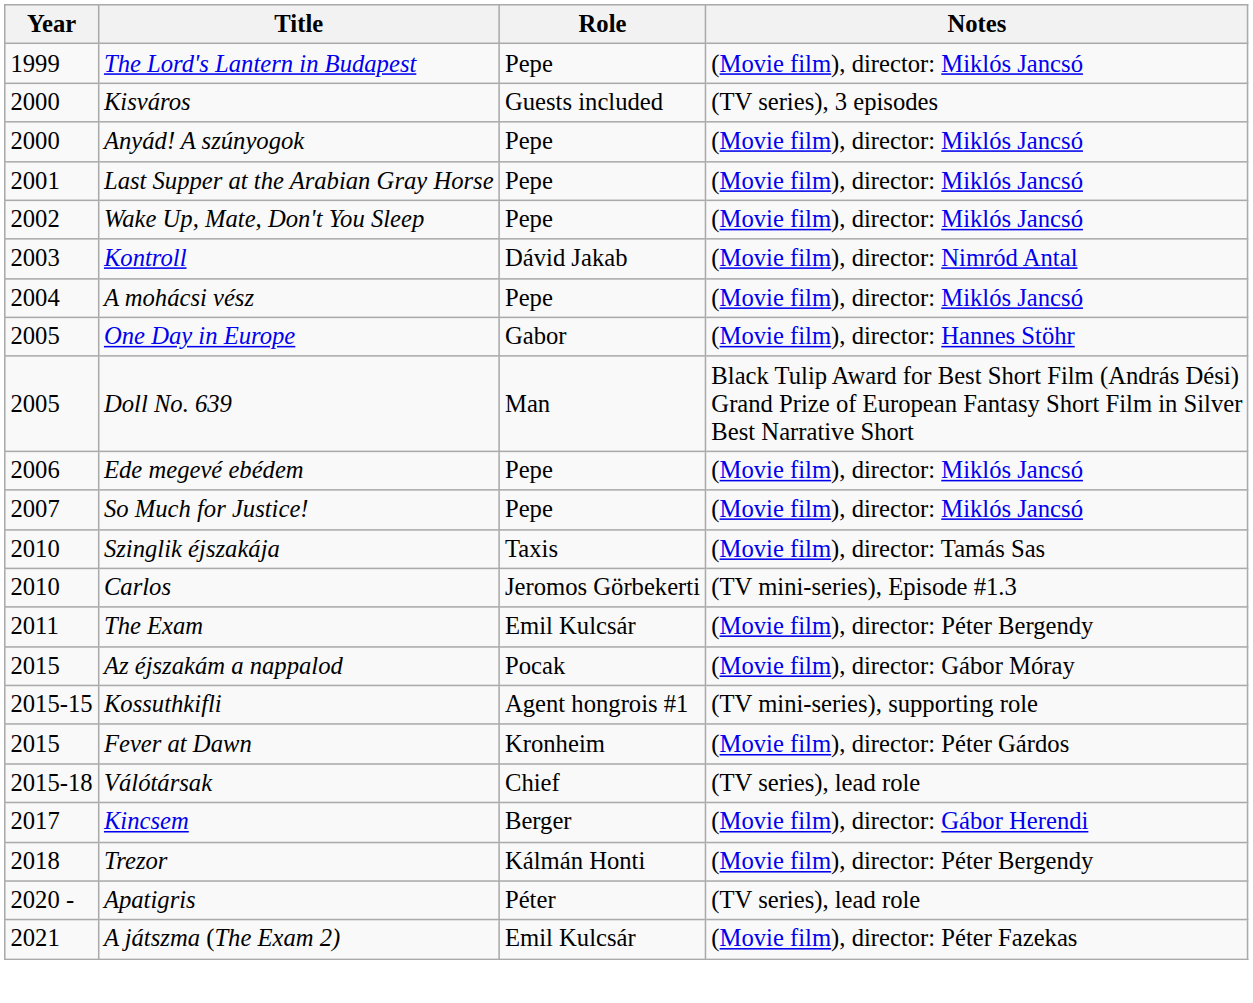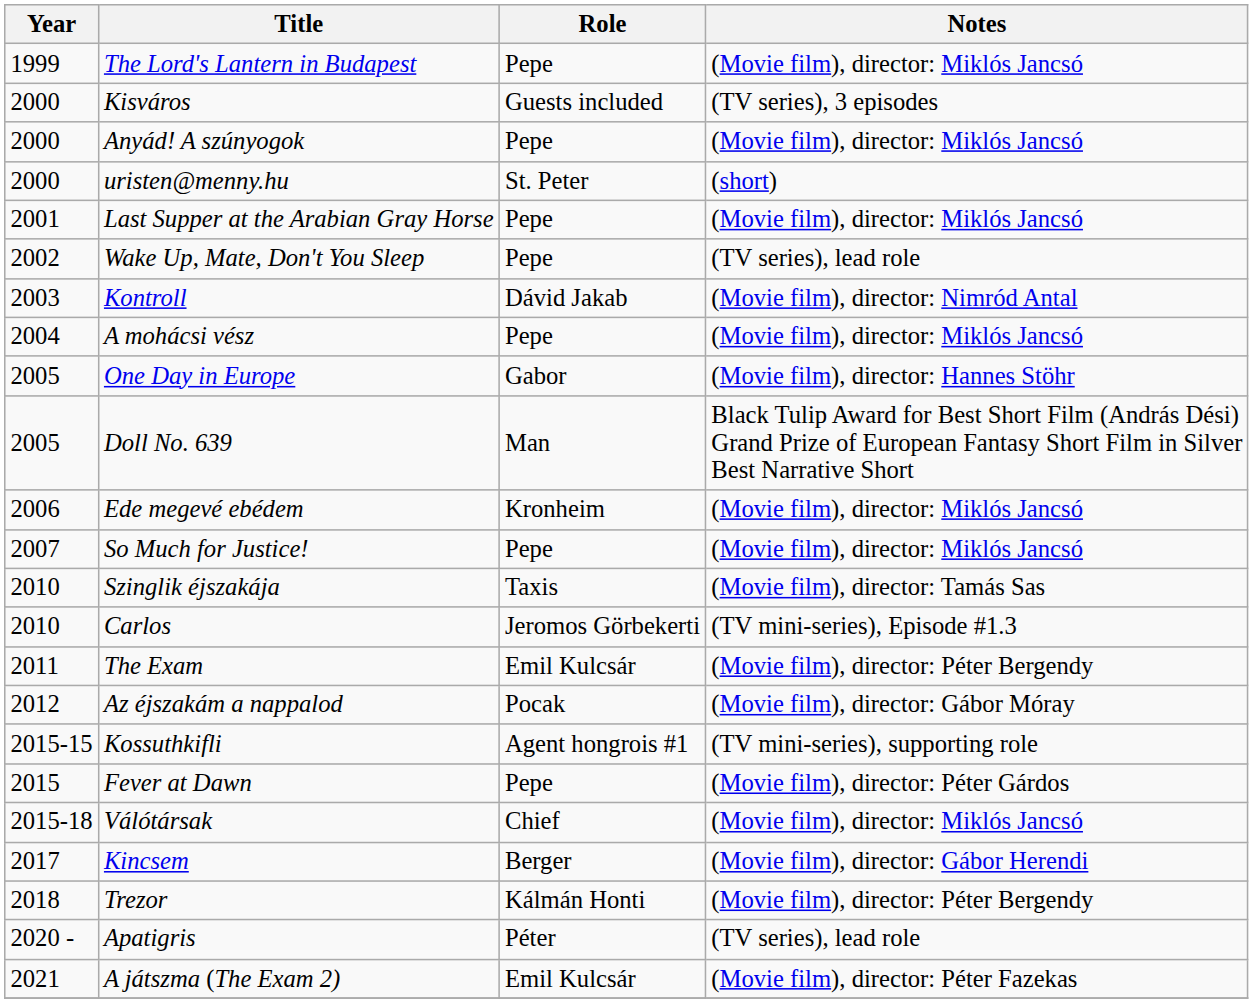+ row: (196, 180)
(897, 219) (Movie film), director: Miklós Jancsó -> (816, 258) (TV series), lead role
(529, 470) Pepe -> (555, 509) Kronheim
(35, 665) 2015 -> (35, 704) 2012
(555, 743) Kronheim -> (529, 782) Pepe
(816, 782) (TV series), lead role -> (897, 821) (Movie film), director: Miklós Jancsó
